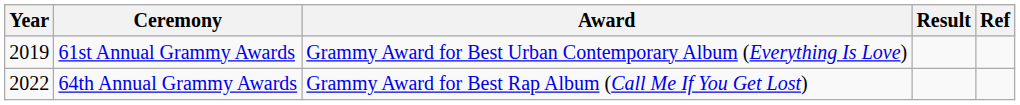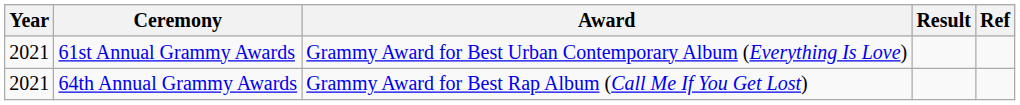(29, 52) 2019 -> (29, 52) 2021
(29, 83) 2022 -> (29, 83) 2021
